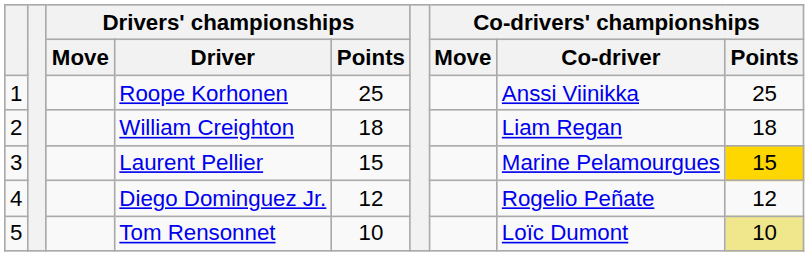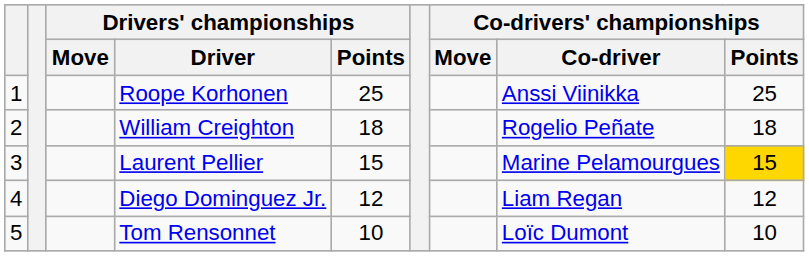(562, 127) Liam Regan -> (578, 127) Rogelio Peñate
(578, 198) Rogelio Peñate -> (562, 198) Liam Regan
(765, 233) khaki background -> (765, 233) no background
